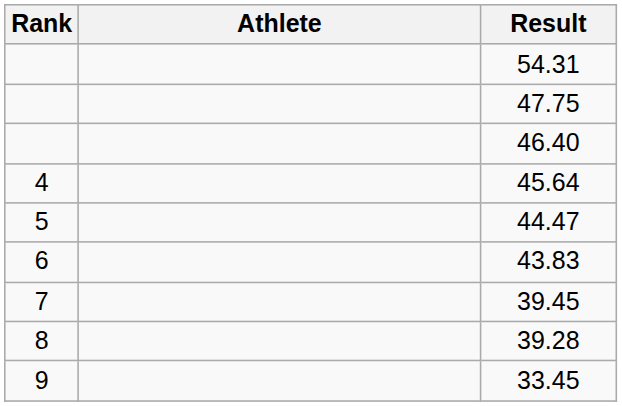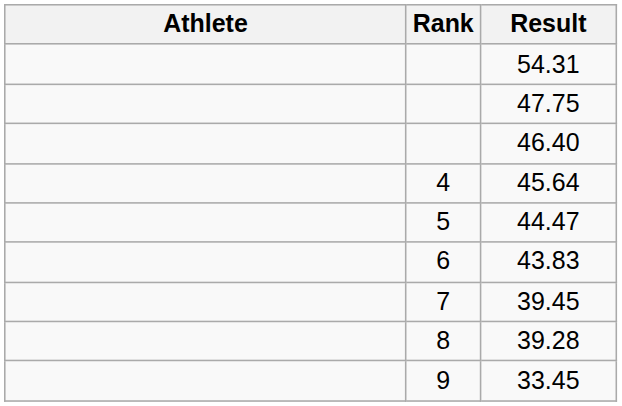columns swapped: (42, 24) <-> (279, 24)
